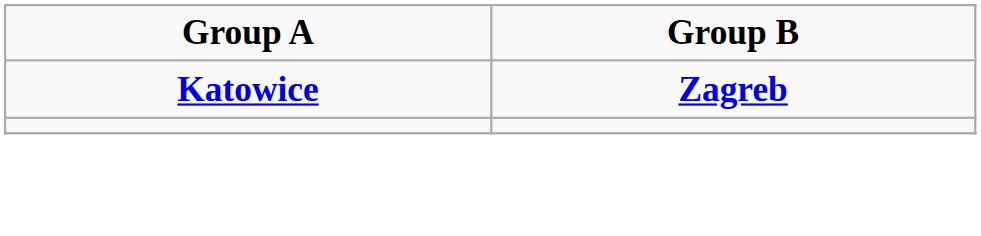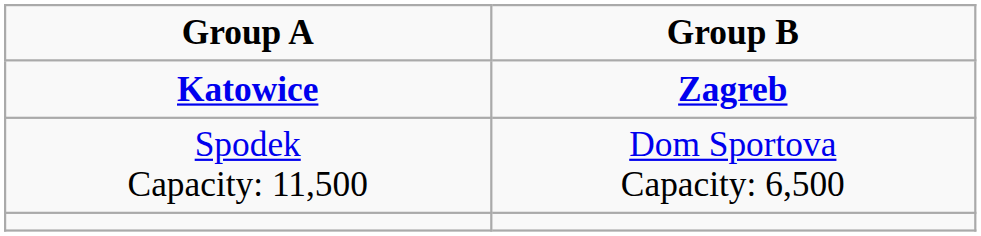+ row: (248, 164)
